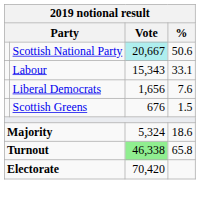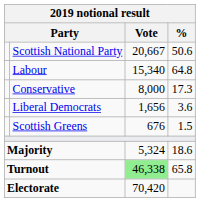(149, 51) paleturquoise background -> (149, 51) no background
(149, 70) 15,343 -> (149, 70) 15,340
(182, 70) 33.1 -> (182, 70) 64.8
+ row: (44, 88)
(185, 88) 7.6 -> (185, 107) 3.6
